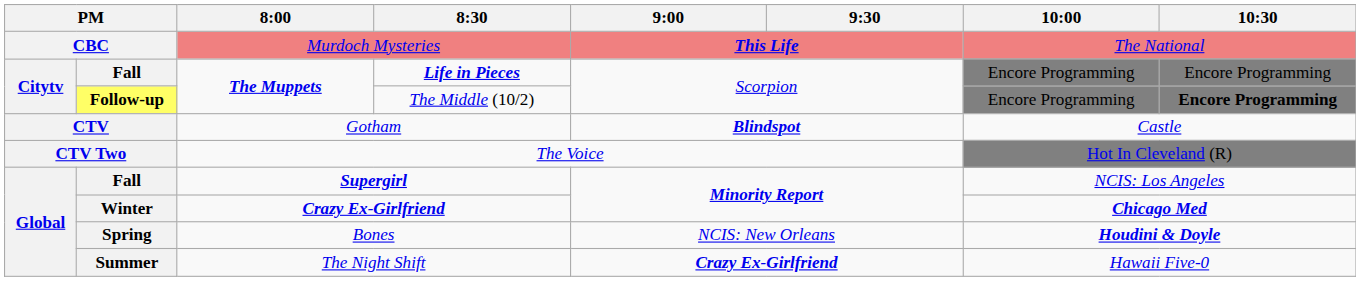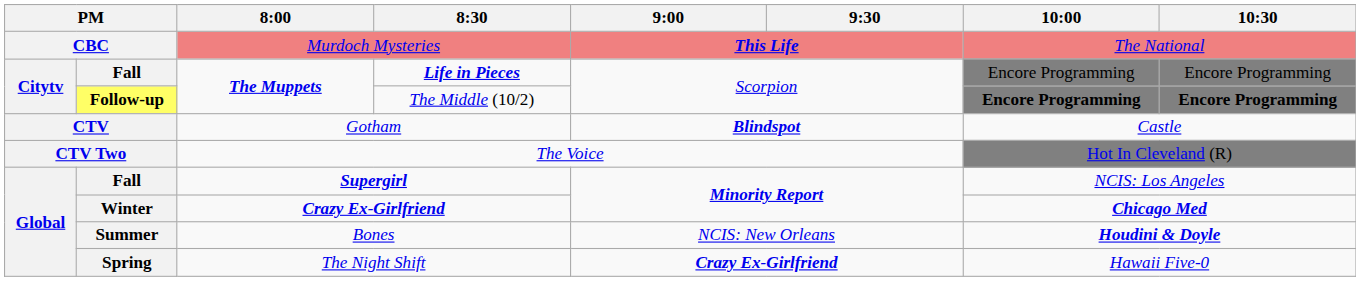(1061, 99) normal -> (1061, 99) bold
(127, 235) Spring -> (127, 235) Summer
(127, 262) Summer -> (127, 262) Spring
